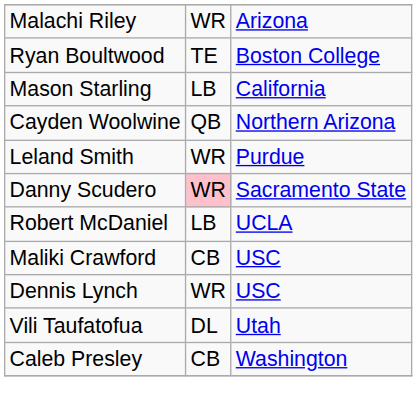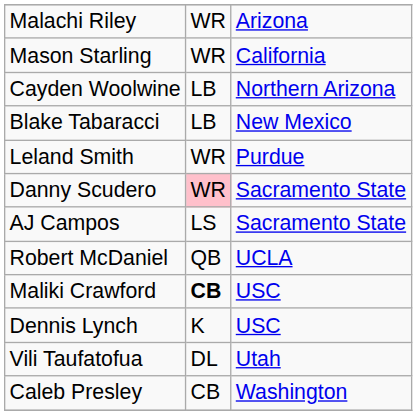- row: (87, 55)
(204, 88) LB -> (208, 55) WR
(206, 122) QB -> (204, 88) LB
+ row: (84, 122)
+ row: (65, 223)
(204, 223) LB -> (206, 257) QB
(205, 257) normal -> (206, 291) bold
(208, 291) WR -> (198, 325) K
